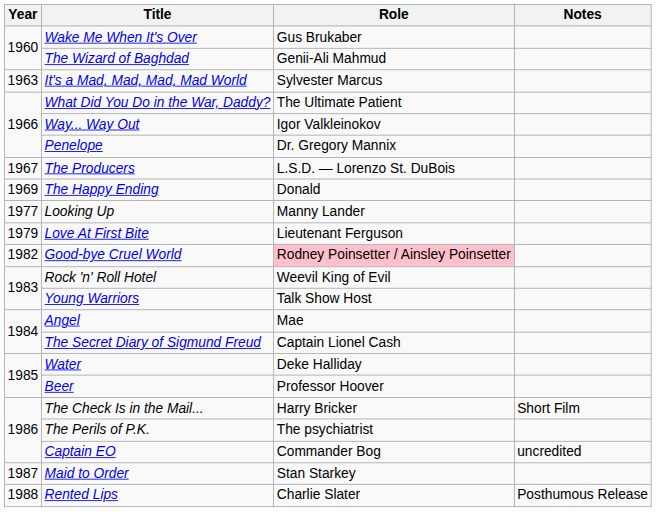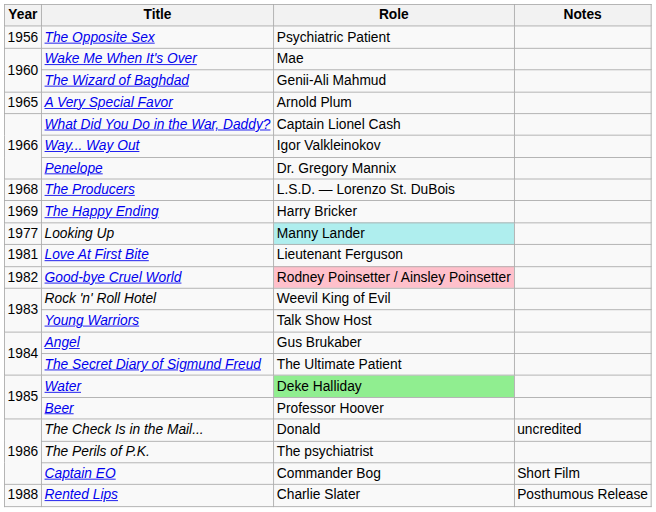+ row: (100, 37)
(319, 37) Gus Brukaber -> (290, 59) Mae
- row: (146, 80)
+ row: (109, 102)
(339, 102) The Ultimate Patient -> (339, 124) Captain Lionel Cash
(23, 168) 1967 -> (23, 189) 1968
(299, 189) Donald -> (317, 211) Harry Bricker
(321, 211) no background -> (321, 233) paleturquoise background
(23, 233) 1979 -> (23, 255) 1981
(290, 320) Mae -> (319, 342) Gus Brukaber
(339, 342) Captain Lionel Cash -> (339, 364) The Ultimate Patient
(319, 364) no background -> (319, 386) lightgreen background
(317, 408) Harry Bricker -> (299, 430) Donald
(549, 408) Short Film -> (549, 430) uncredited
(549, 451) uncredited -> (549, 473) Short Film
- row: (87, 473)
